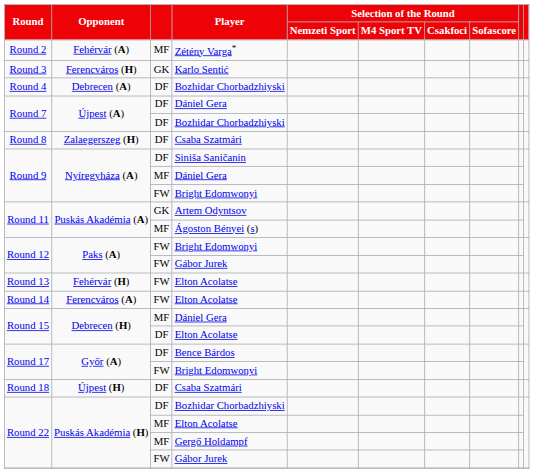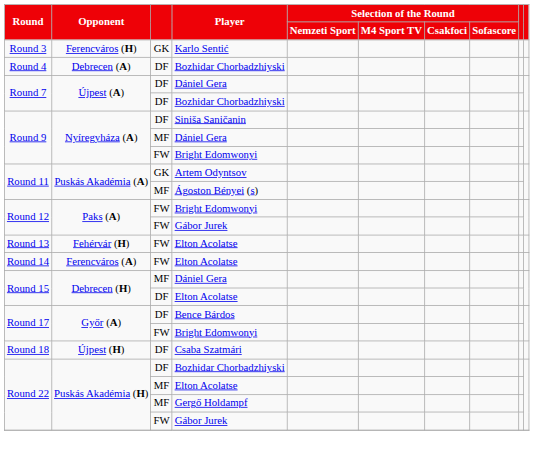- row: (28, 49)
- row: (28, 139)
